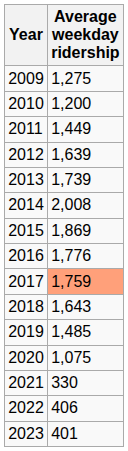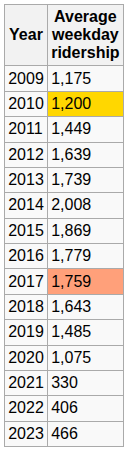(71, 78) 1,275 -> (71, 78) 1,175
(71, 103) no background -> (71, 103) gold background
(71, 256) 1,776 -> (71, 256) 1,779
(65, 433) 401 -> (65, 433) 466
